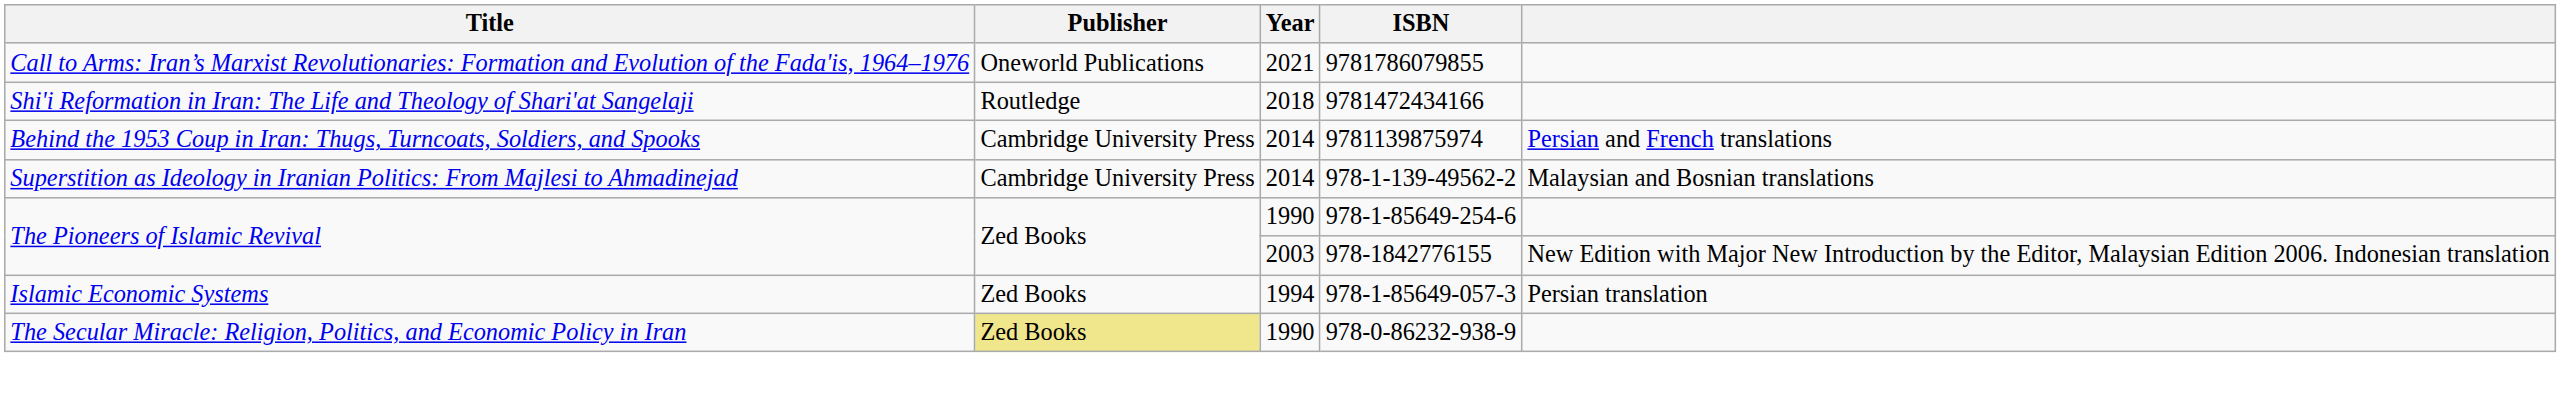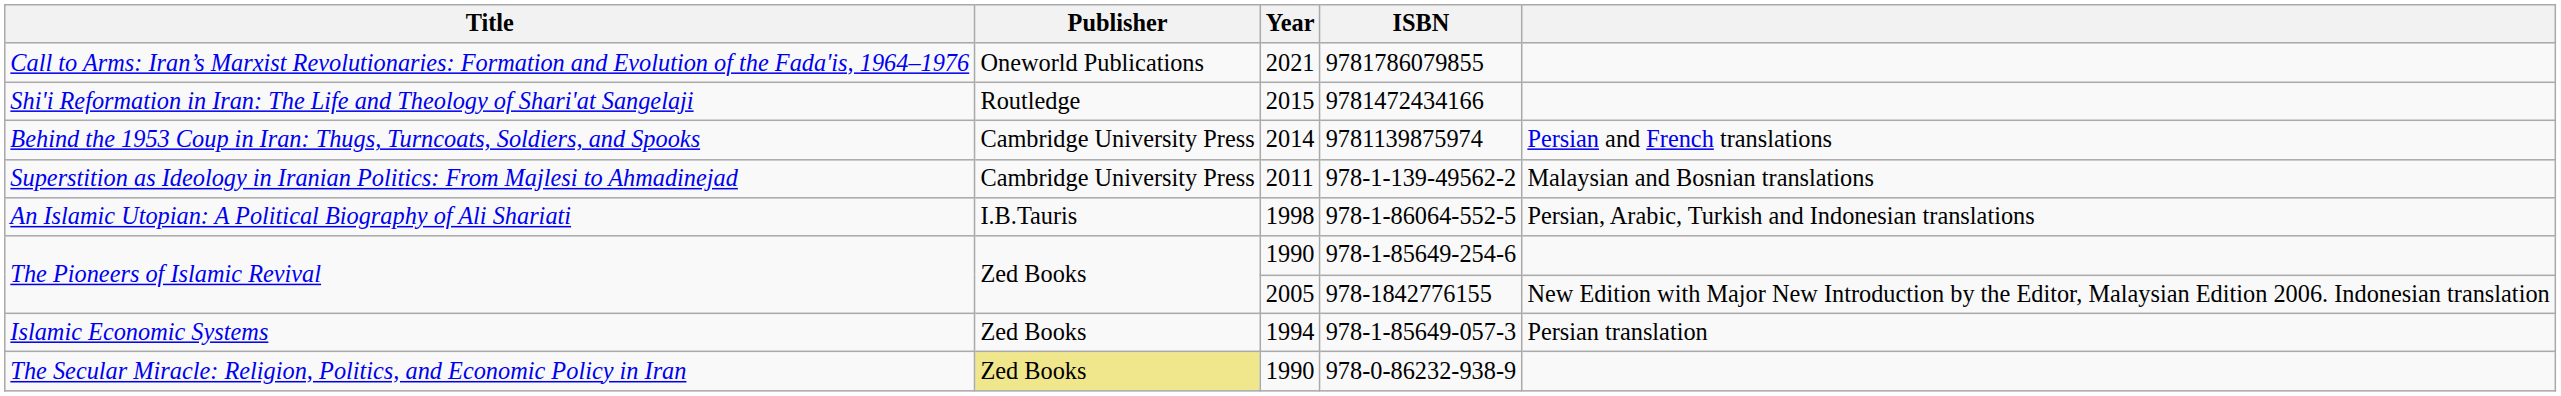(1290, 100) 2018 -> (1290, 100) 2015
(1290, 178) 2014 -> (1290, 178) 2011
+ row: (1421, 216)
(1290, 255) 2003 -> (1290, 293) 2005
